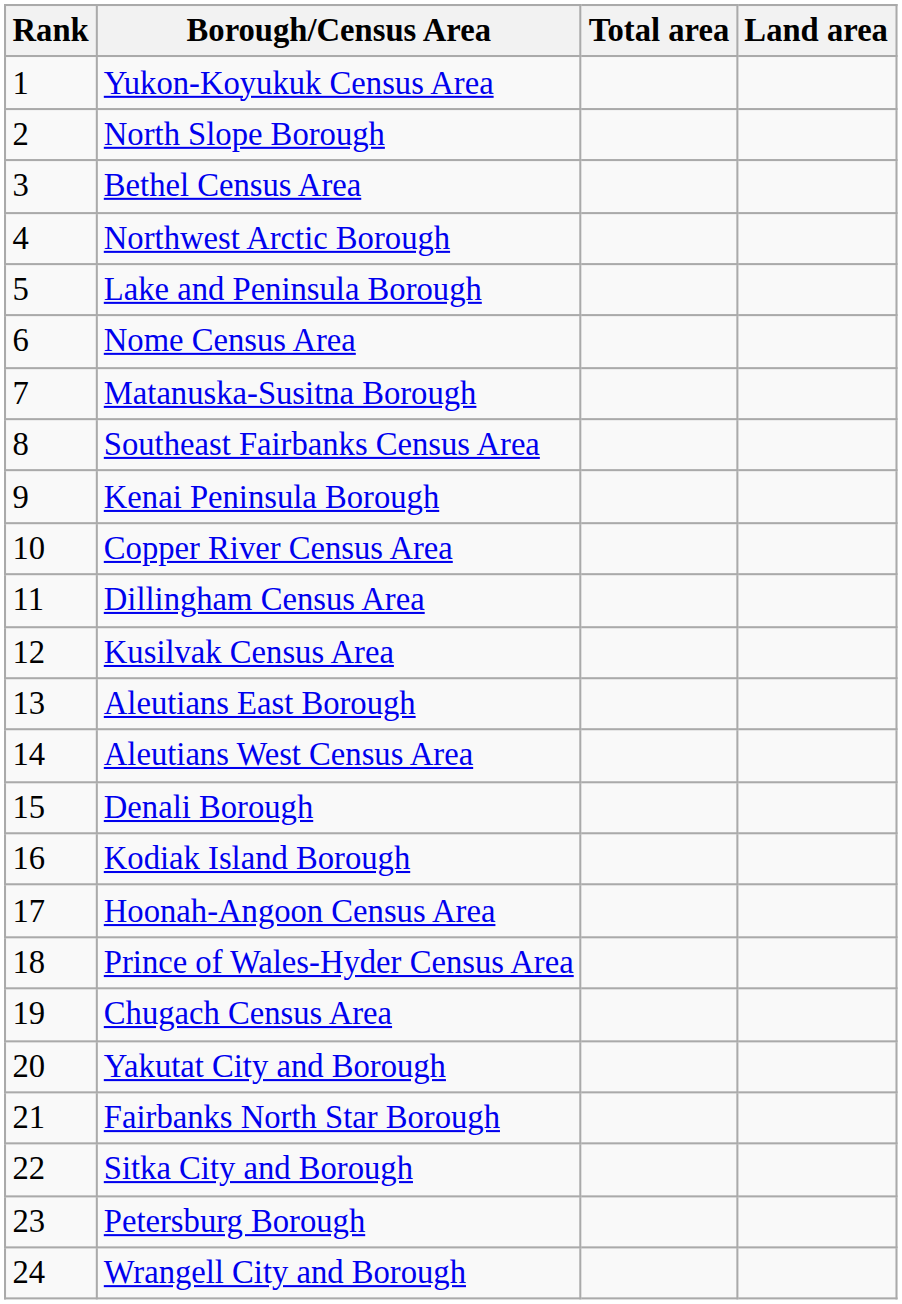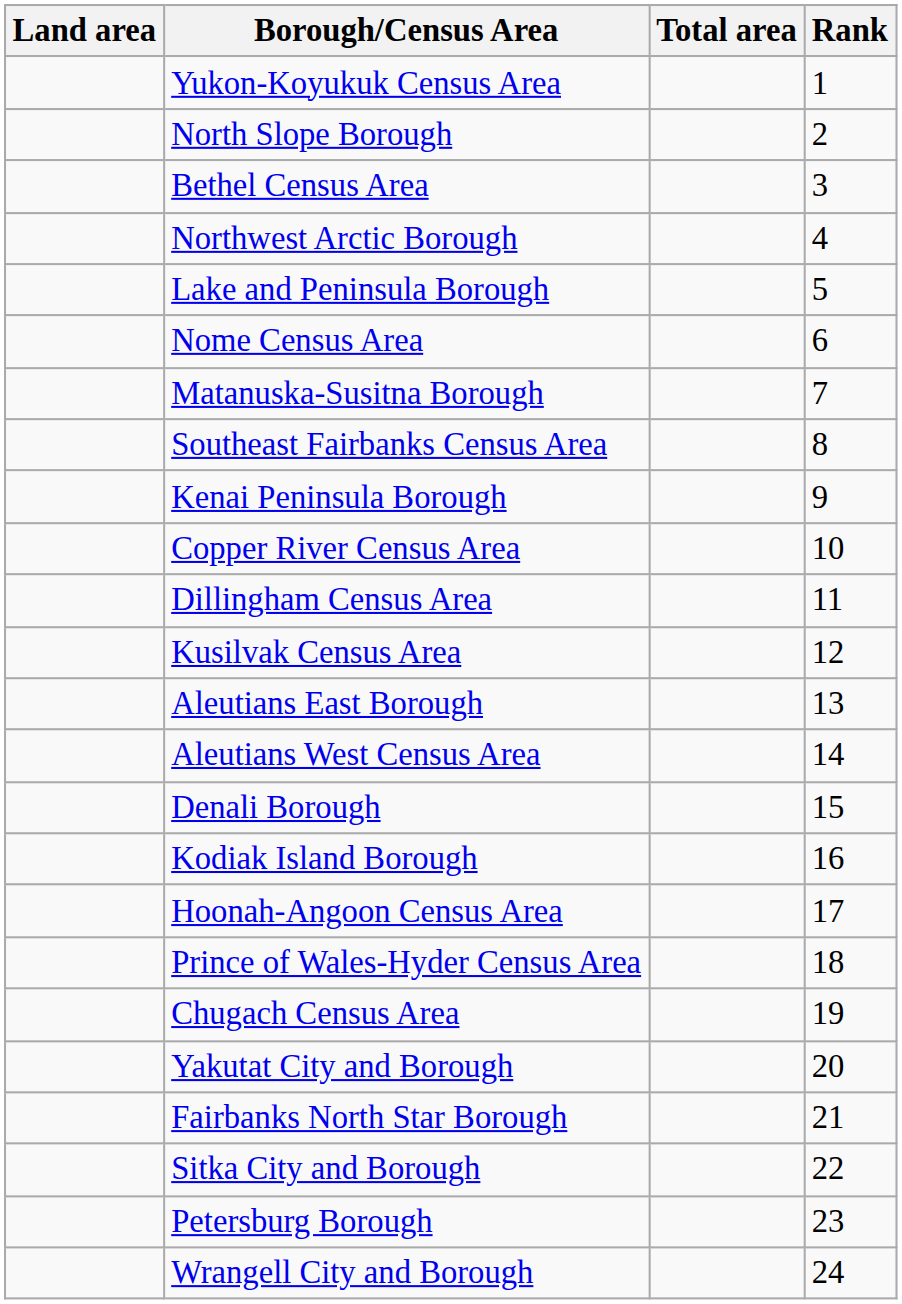columns swapped: (51, 30) <-> (816, 30)
